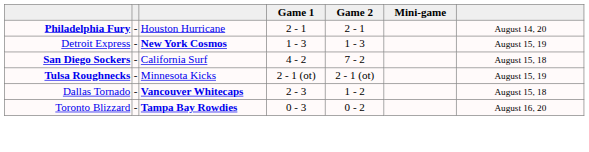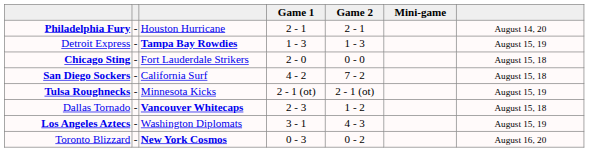(184, 44) New York Cosmos -> (189, 44) Tampa Bay Rowdies
+ row: (97, 60)
+ row: (86, 123)
(189, 107) Tampa Bay Rowdies -> (184, 139) New York Cosmos
